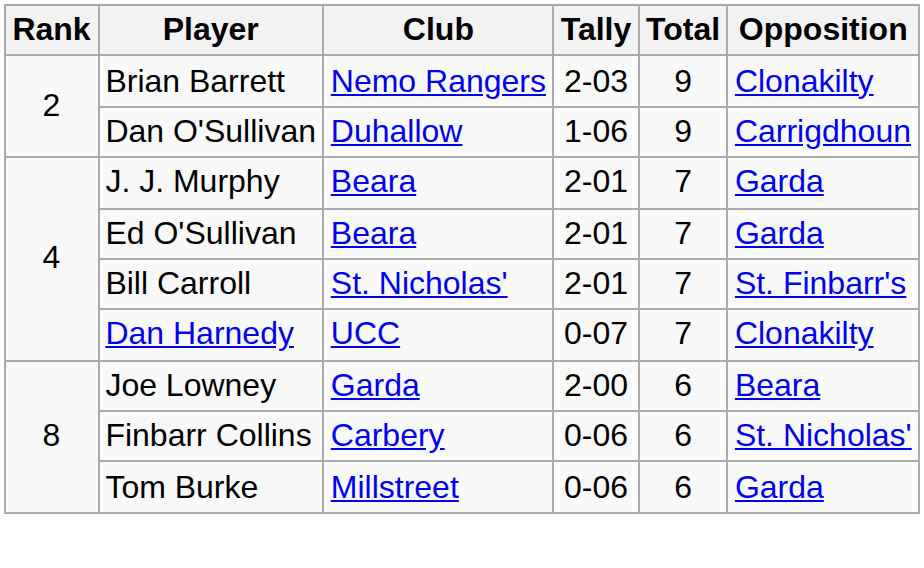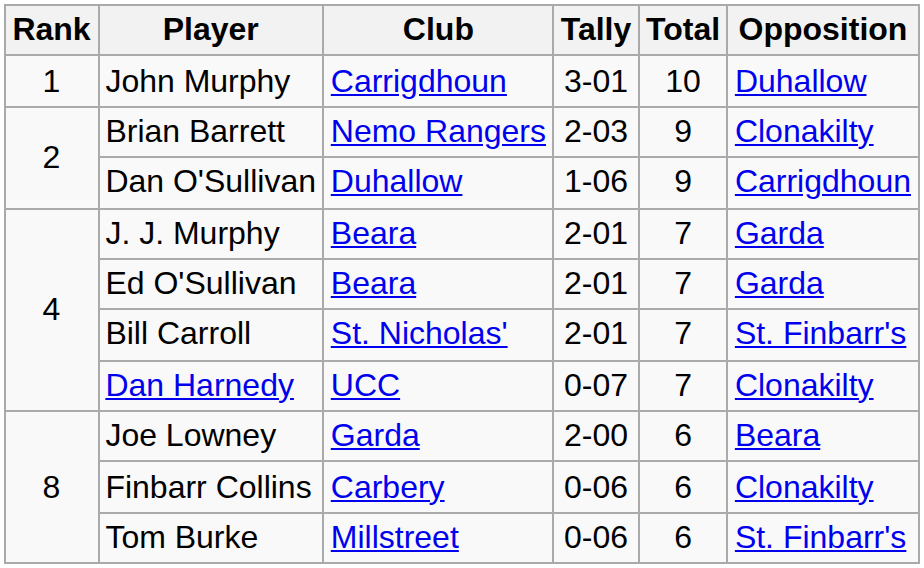+ row: (198, 80)
(823, 435) St. Nicholas' -> (804, 486) Clonakilty
(779, 486) Garda -> (821, 537) St. Finbarr's
